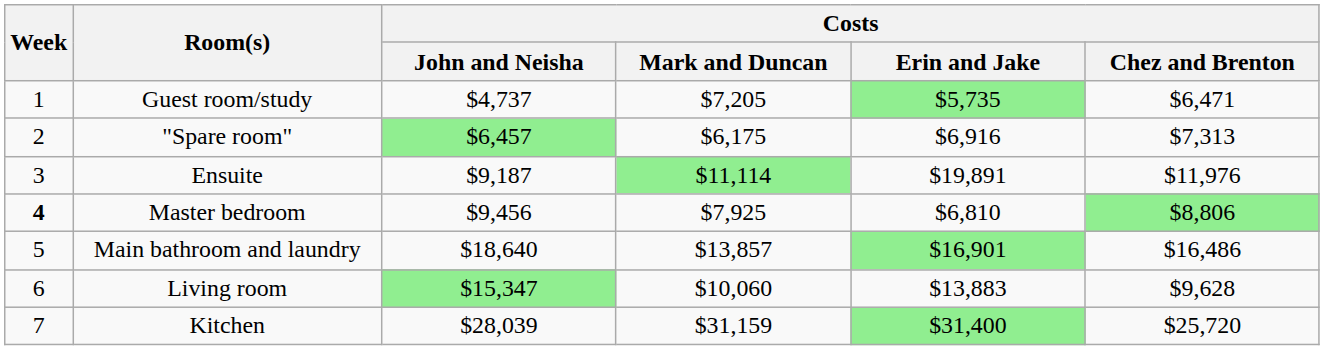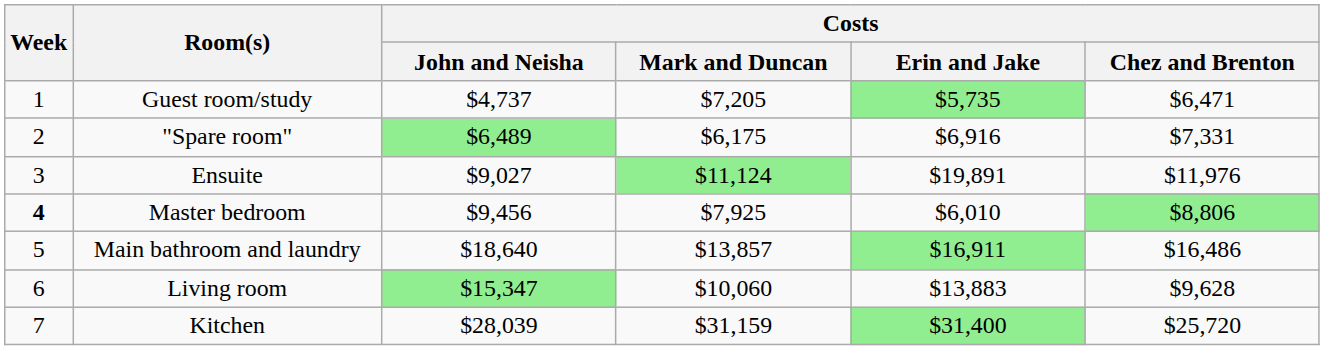(499, 136) $6,457 -> (499, 136) $6,489
(1202, 136) $7,313 -> (1202, 136) $7,331
(499, 174) $9,187 -> (499, 174) $9,027
(733, 174) $11,114 -> (733, 174) $11,124
(968, 212) $6,810 -> (968, 212) $6,010
(968, 250) $16,901 -> (968, 250) $16,911
